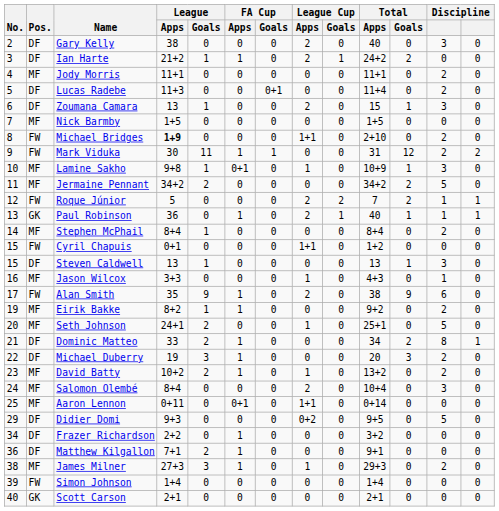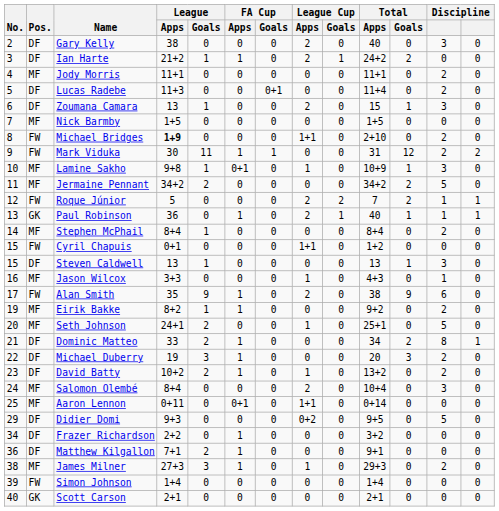(34, 373) MF -> (34, 373) DF
